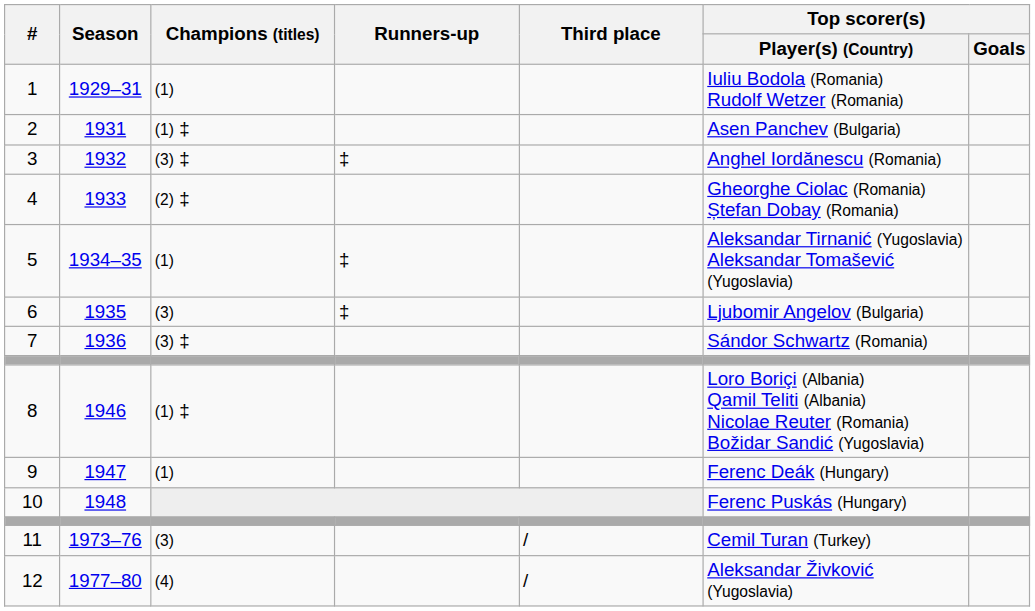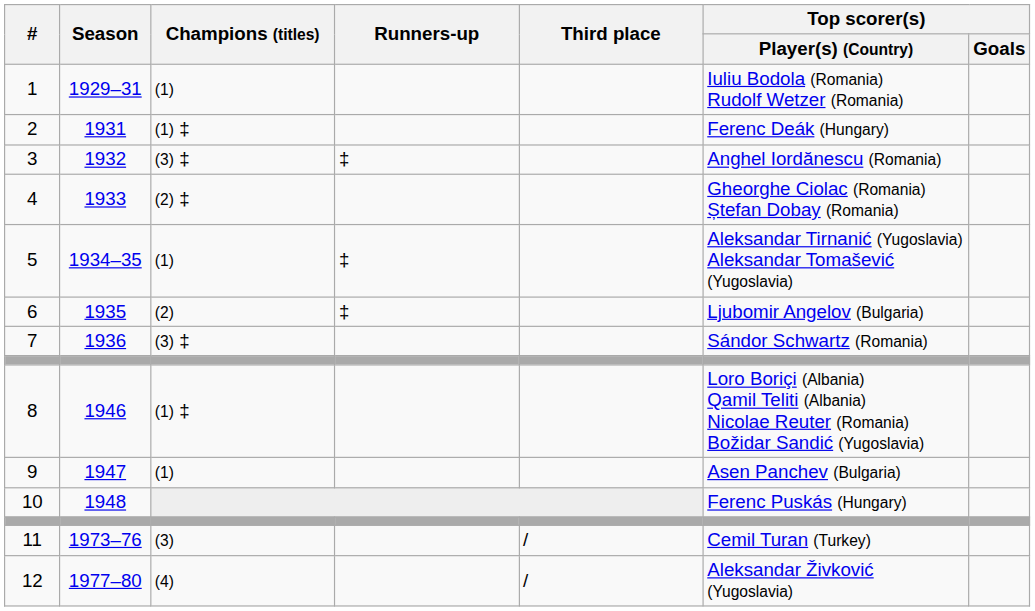(804, 129) Asen Panchev (Bulgaria) -> (798, 129) Ferenc Deák (Hungary)
(164, 312) (3) -> (164, 312) (2)
(798, 472) Ferenc Deák (Hungary) -> (804, 472) Asen Panchev (Bulgaria)
